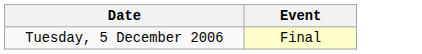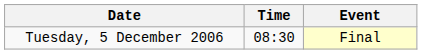+ column: (274, 16)
